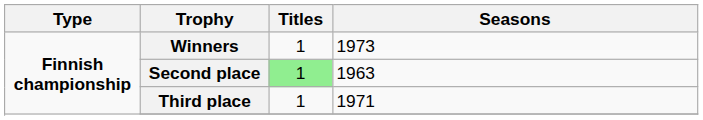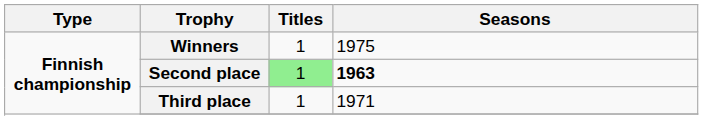(356, 46) 1973 -> (356, 46) 1975
(356, 73) normal -> (356, 73) bold
